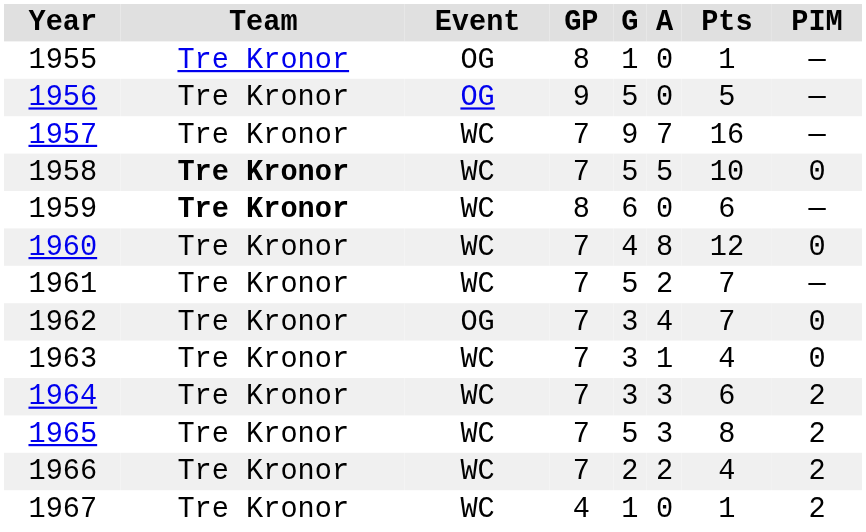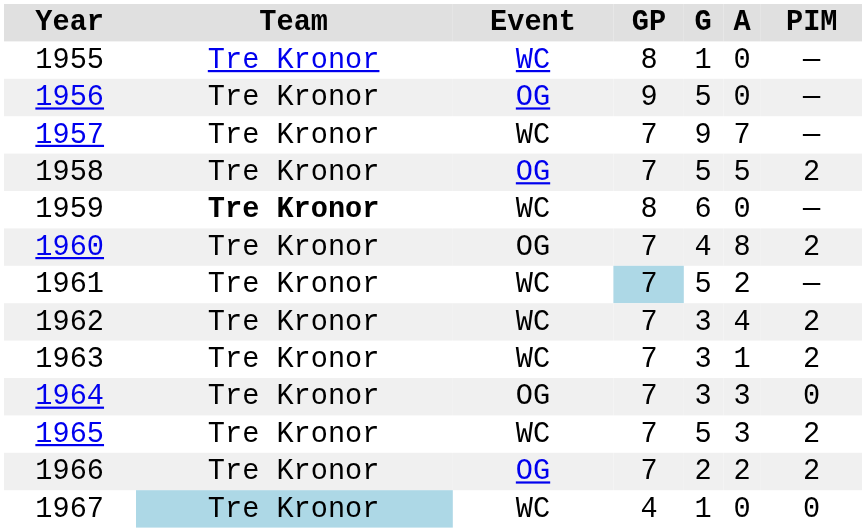- column: (727, 23)
(478, 60) OG -> (533, 60) WC
(263, 172) bold -> (294, 172) normal
(478, 172) WC -> (533, 172) OG
(817, 172) 0 -> (812, 172) 2
(478, 247) WC -> (533, 247) OG
(817, 247) 0 -> (812, 247) 2
(581, 284) no background -> (649, 284) lightblue background
(478, 322) OG -> (533, 322) WC
(817, 322) 0 -> (812, 322) 2
(817, 359) 0 -> (812, 359) 2
(478, 397) WC -> (533, 397) OG
(817, 397) 2 -> (812, 397) 0
(478, 472) WC -> (533, 472) OG
(263, 509) no background -> (294, 509) lightblue background
(817, 509) 2 -> (812, 509) 0
